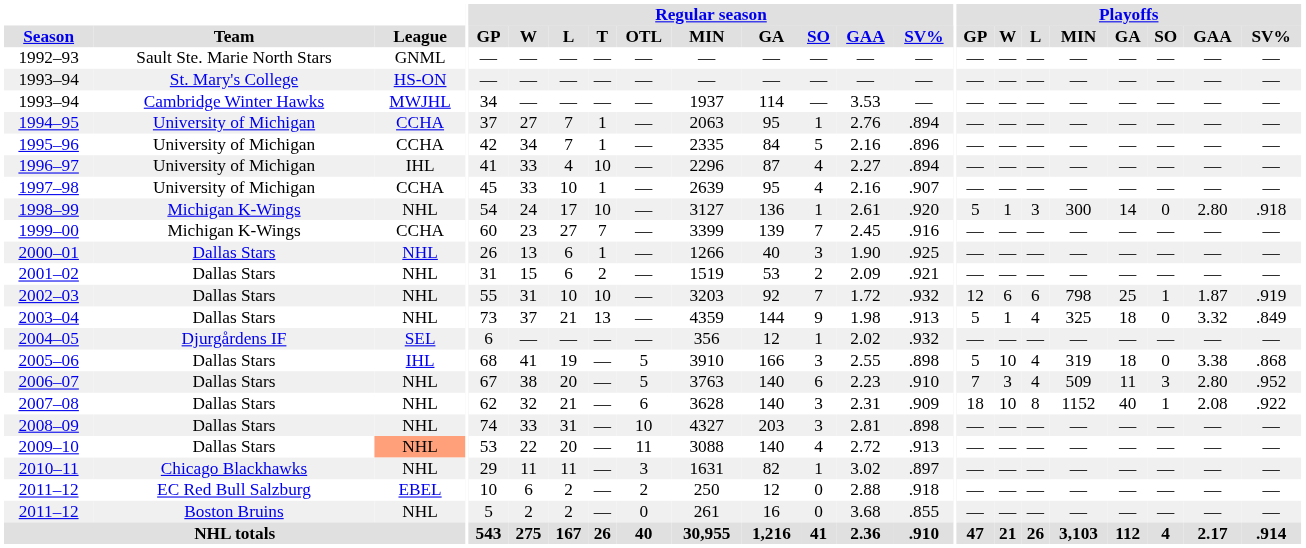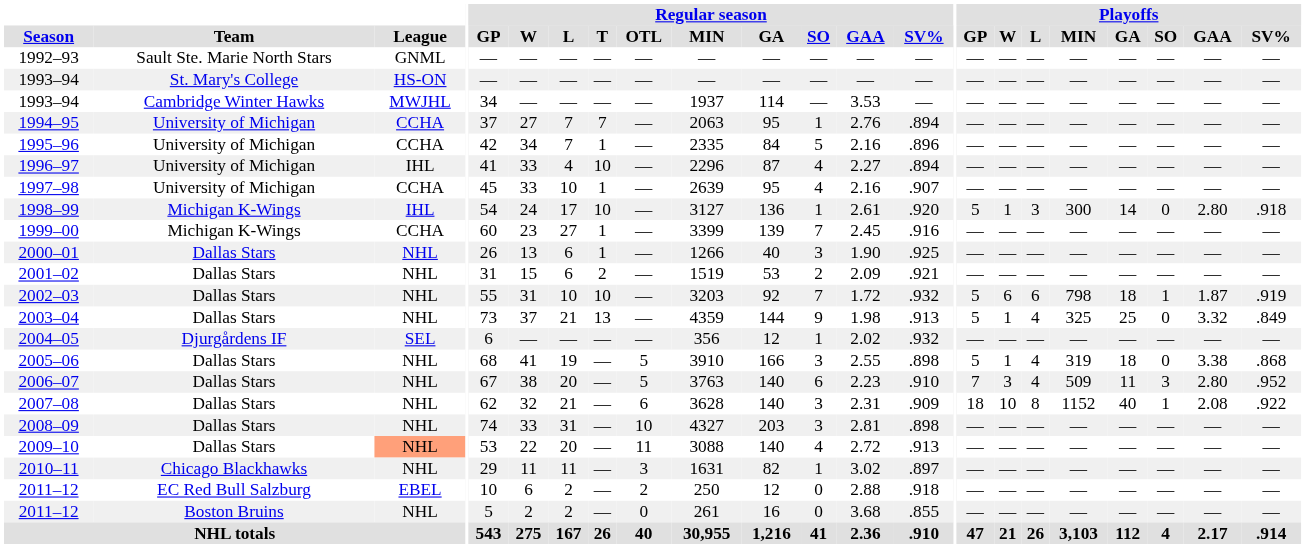(602, 122) 1 -> (602, 122) 7
(420, 209) NHL -> (420, 209) IHL
(602, 230) 7 -> (602, 230) 1
(975, 295) 12 -> (975, 295) 5
(1128, 295) 25 -> (1128, 295) 18
(1128, 317) 18 -> (1128, 317) 25
(420, 360) IHL -> (420, 360) NHL
(1008, 360) 10 -> (1008, 360) 1
